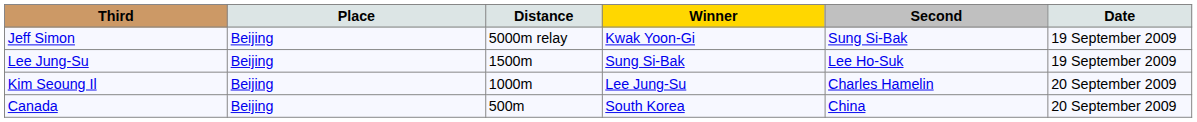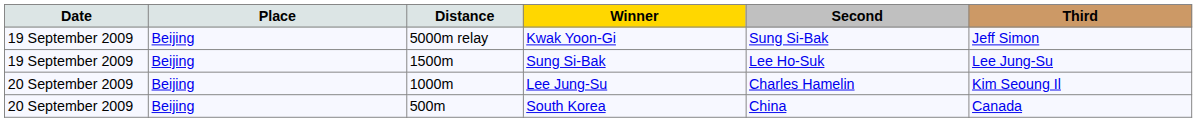columns swapped: (1120, 16) <-> (116, 16)
